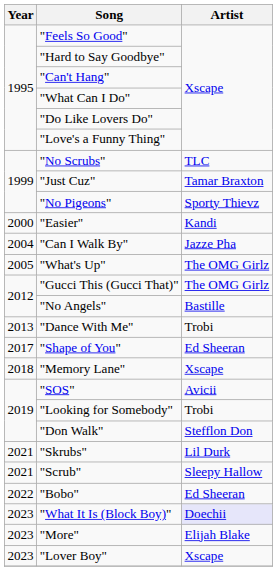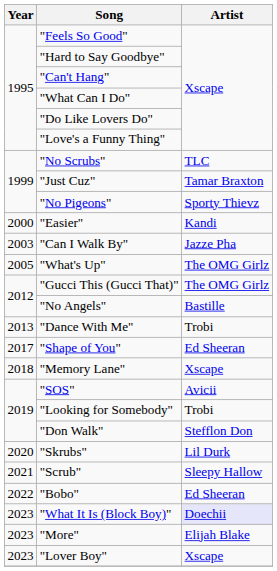(21, 243) 2004 -> (21, 243) 2003
(21, 451) 2021 -> (21, 451) 2020
